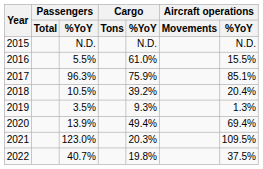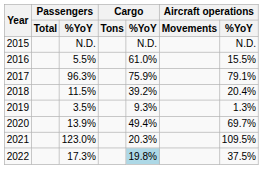(242, 76) 85.1% -> (242, 76) 79.1%
(82, 92) 10.5% -> (82, 92) 11.5%
(242, 124) 69.4% -> (242, 124) 69.7%
(82, 156) 40.7% -> (82, 156) 17.3%
(143, 156) no background -> (143, 156) lightblue background
